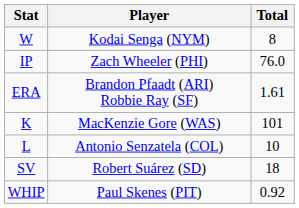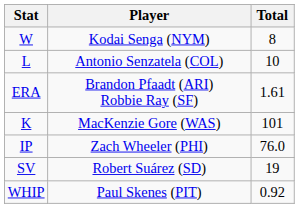rows swapped: (26, 146) <-> (26, 61)
(272, 169) 18 -> (272, 169) 19
